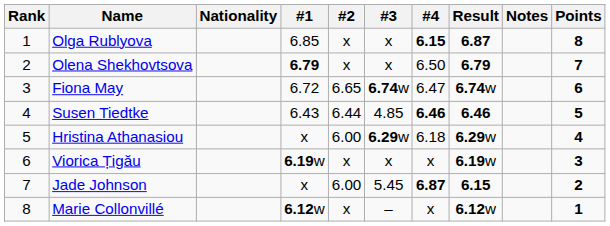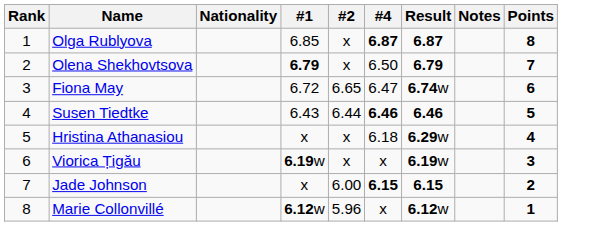- column: (389, 16)
(431, 40) 6.15 -> (383, 40) 6.87
(347, 137) 6.00 -> (347, 137) x
(431, 185) 6.87 -> (383, 185) 6.15
(347, 209) x -> (347, 209) 5.96
